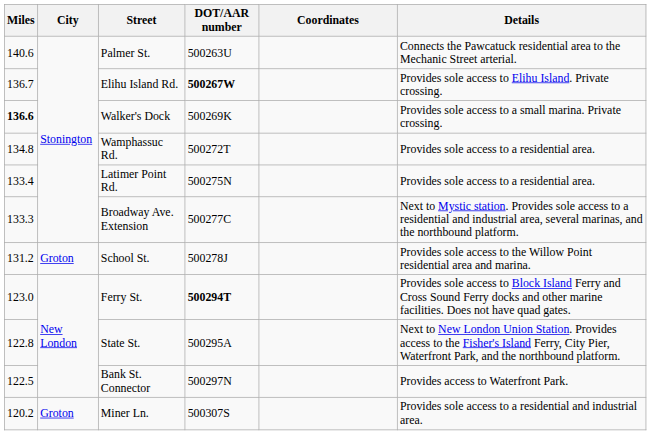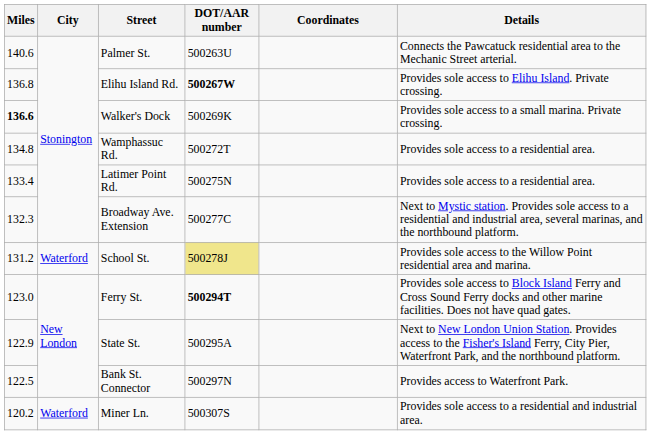(20, 84) 136.7 -> (20, 84) 136.8
(20, 219) 133.3 -> (20, 219) 132.3
(57, 258) Groton -> (64, 258) Waterford
(208, 258) no background -> (208, 258) khaki background
(20, 342) 122.8 -> (20, 342) 122.9
(57, 413) Groton -> (64, 413) Waterford
